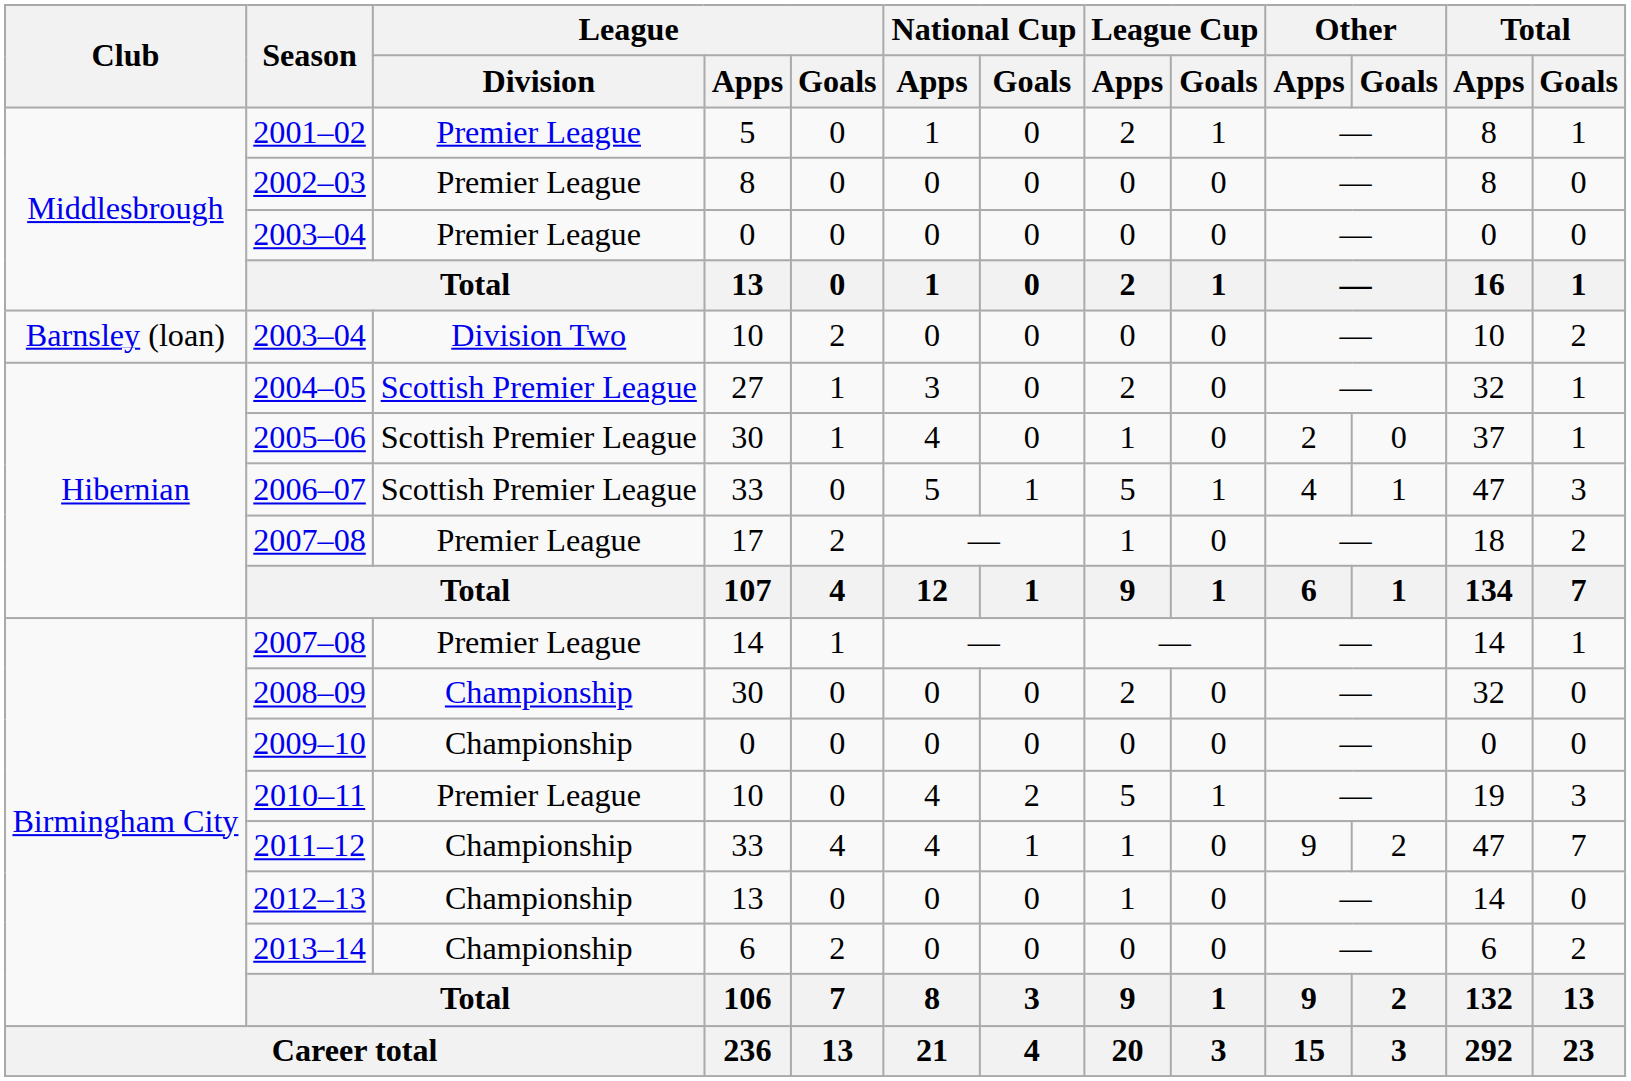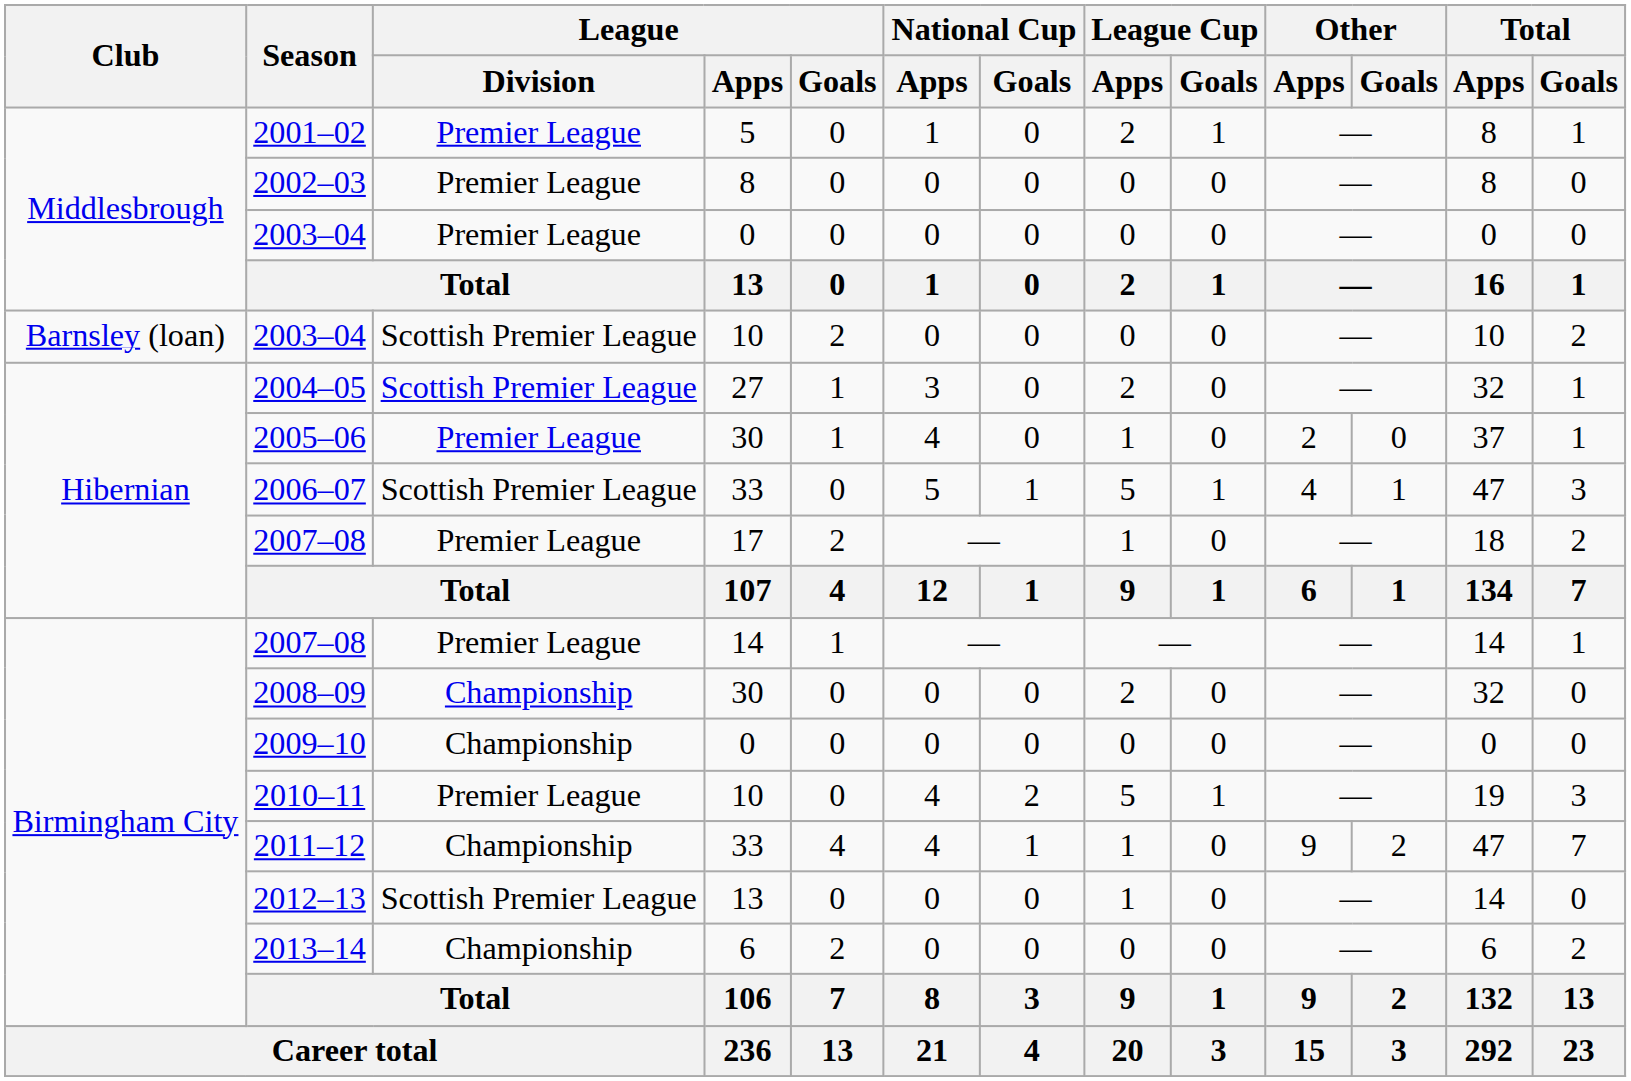(539, 336) Division Two -> (539, 336) Scottish Premier League
(539, 438) Scottish Premier League -> (539, 438) Premier League
(539, 897) Championship -> (539, 897) Scottish Premier League
